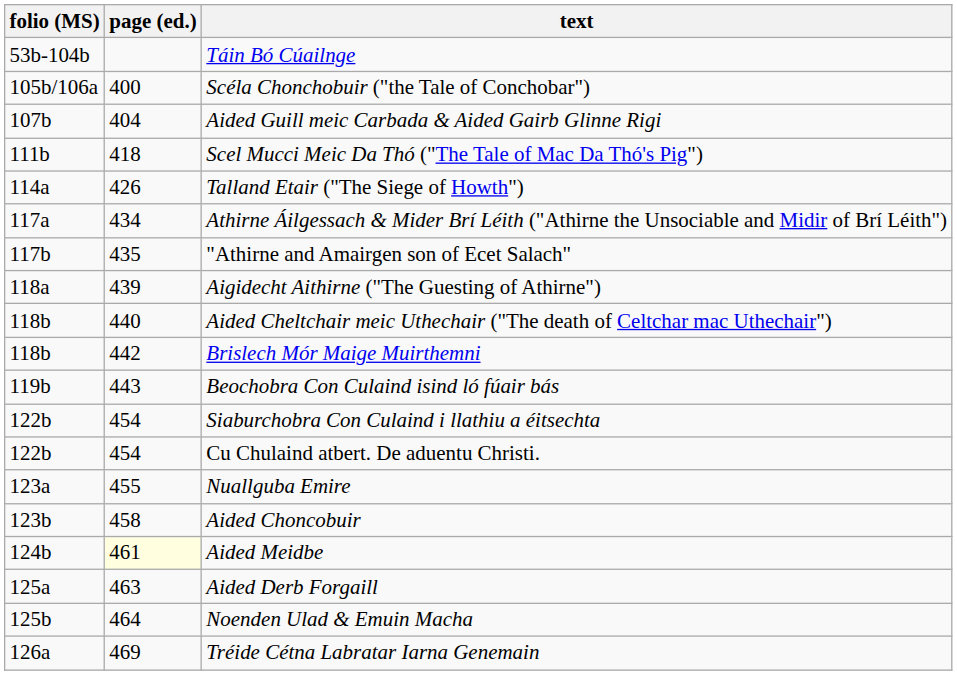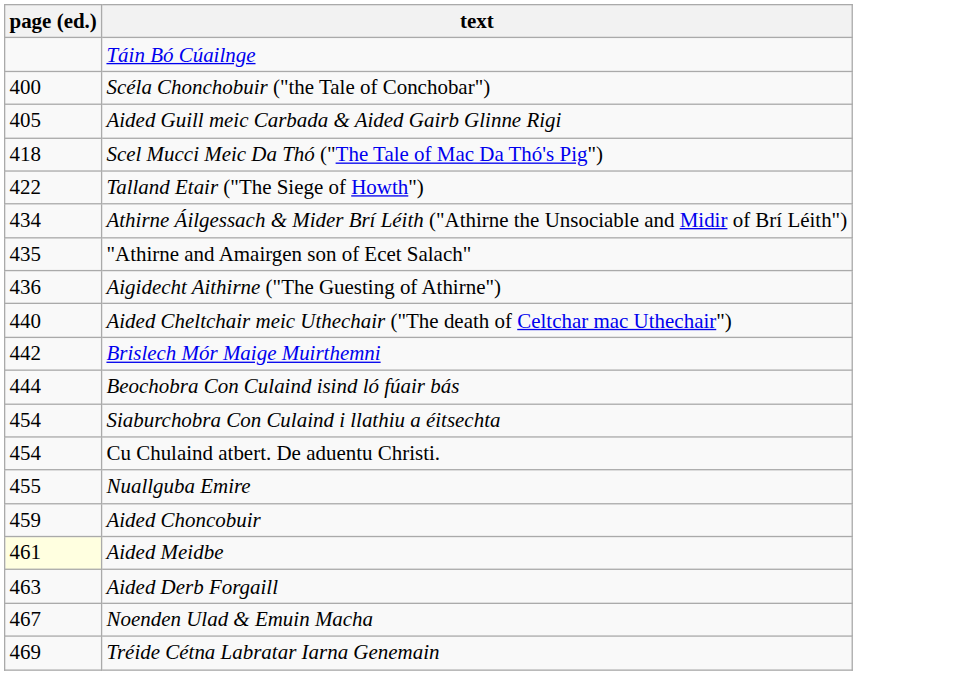- column: (55, 21)
(125, 120) 404 -> (25, 120) 405
(125, 187) 426 -> (25, 187) 422
(125, 287) 439 -> (25, 287) 436
(125, 386) 443 -> (25, 386) 444
(125, 519) 458 -> (25, 519) 459
(125, 619) 464 -> (25, 619) 467
